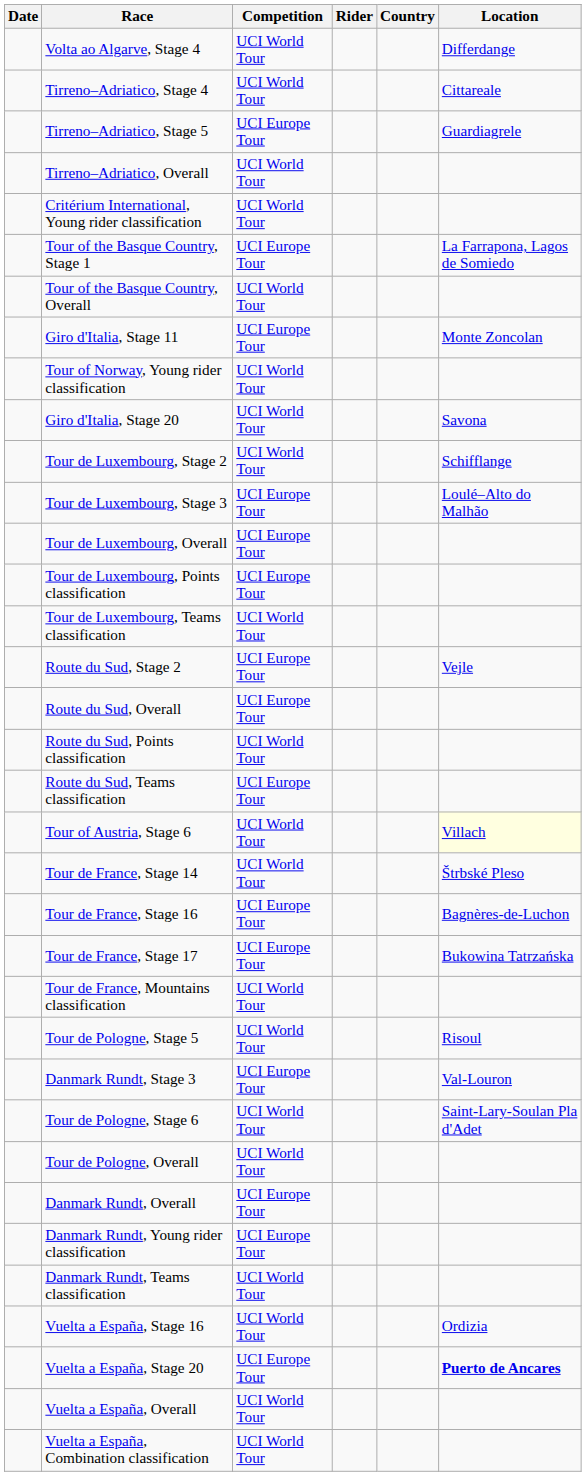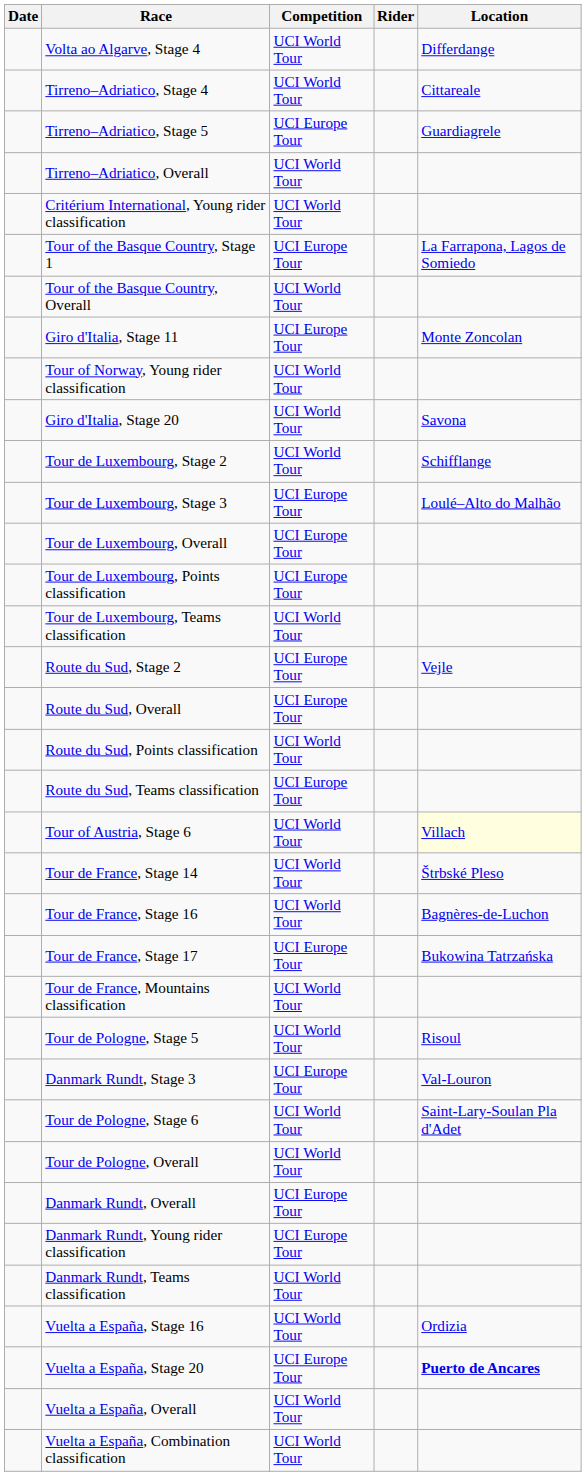- column: (407, 16)
(273, 914) UCI Europe Tour -> (307, 914) UCI World Tour
